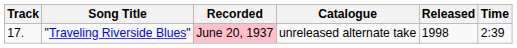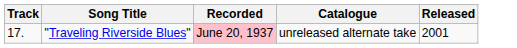- column: (495, 14)
(435, 33) 1998 -> (435, 33) 2001
